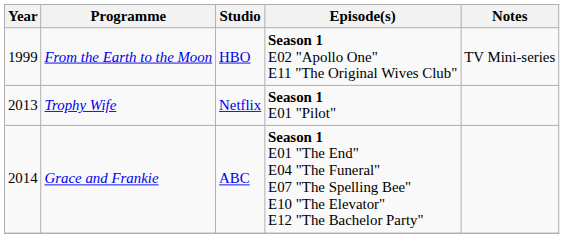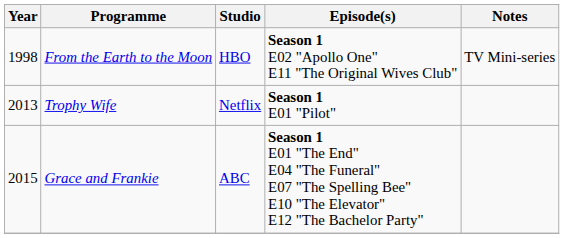(23, 56) 1999 -> (23, 56) 1998
(23, 179) 2014 -> (23, 179) 2015
